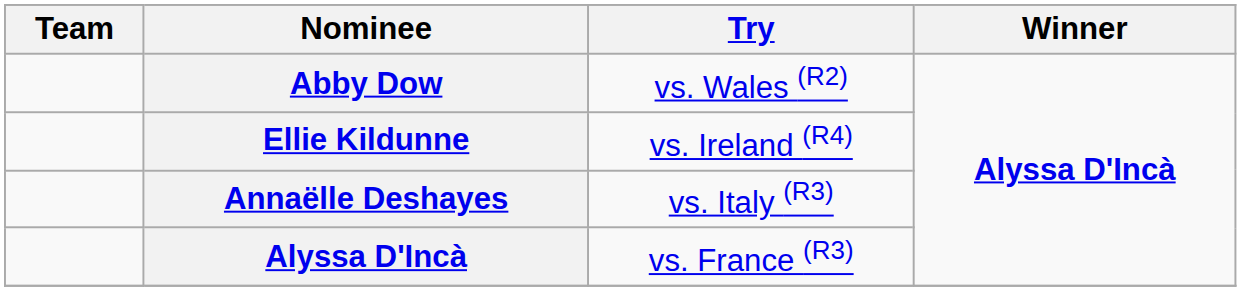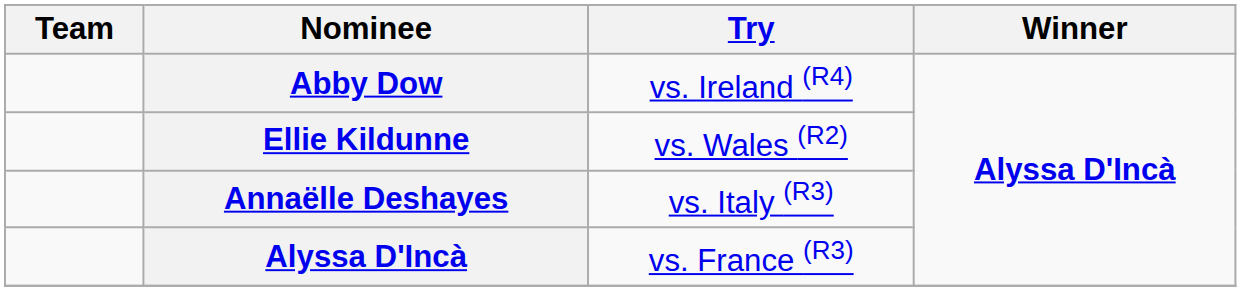(751, 82) vs. Wales (R2) -> (751, 82) vs. Ireland (R4)
(751, 140) vs. Ireland (R4) -> (751, 140) vs. Wales (R2)
